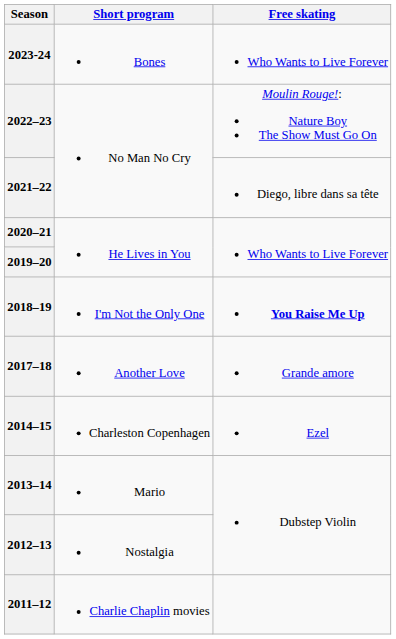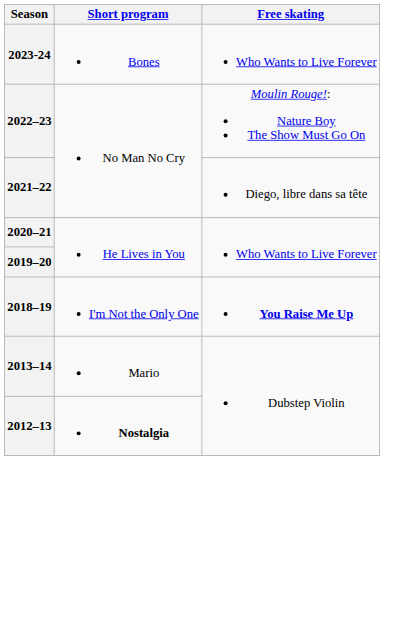- row: (29, 366)
- row: (29, 425)
(134, 552) normal -> (128, 433) bold
- row: (29, 604)
